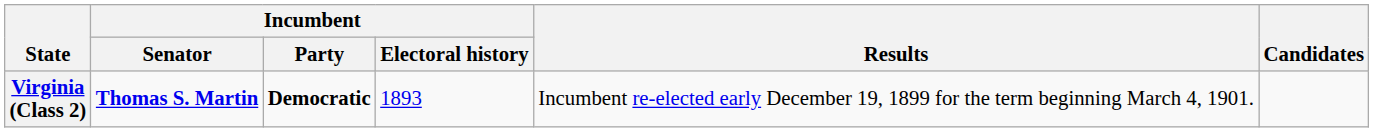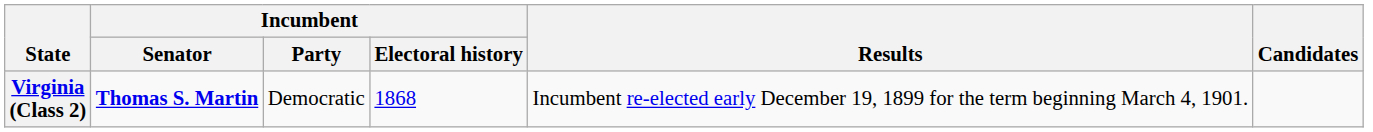(319, 98) bold -> (316, 98) normal
(401, 98) 1893 -> (395, 98) 1868
